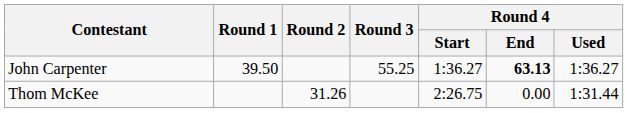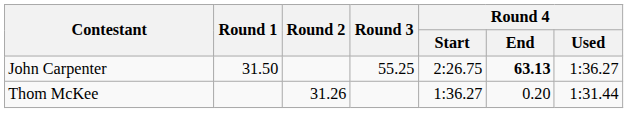(260, 68) 39.50 -> (260, 68) 31.50
(458, 68) 1:36.27 -> (458, 68) 2:26.75
(458, 94) 2:26.75 -> (458, 94) 1:36.27
(536, 94) 0.00 -> (536, 94) 0.20
